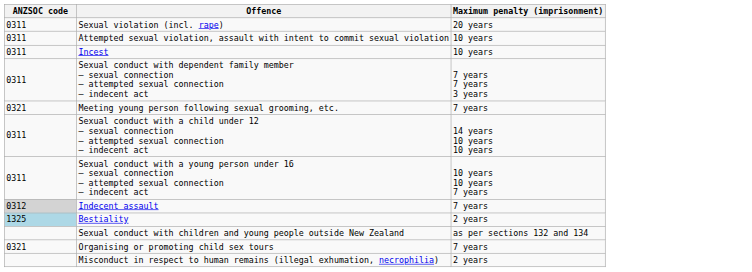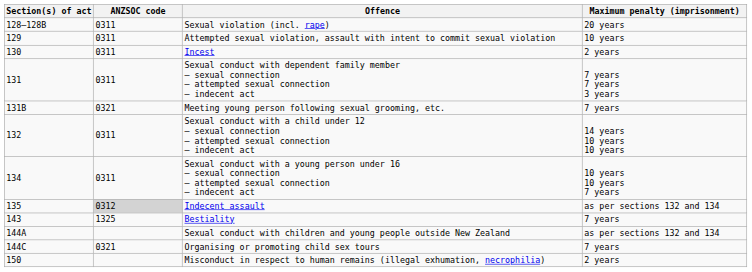+ column: (49, 11)
(473, 52) 10 years -> (602, 52) 2 years
(471, 206) 7 years -> (652, 206) as per sections 132 and 134
(16, 220) lightblue background -> (105, 220) no background
(471, 220) 2 years -> (602, 220) 7 years
